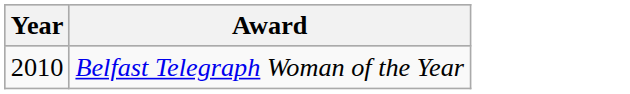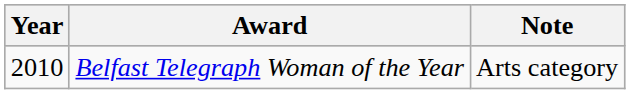+ column: (547, 25)
